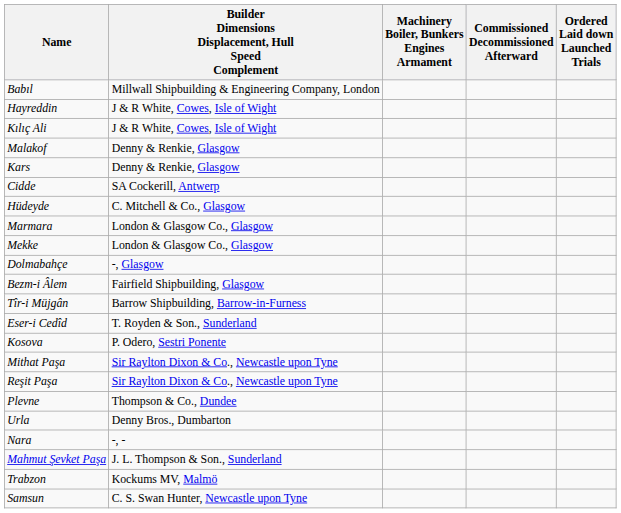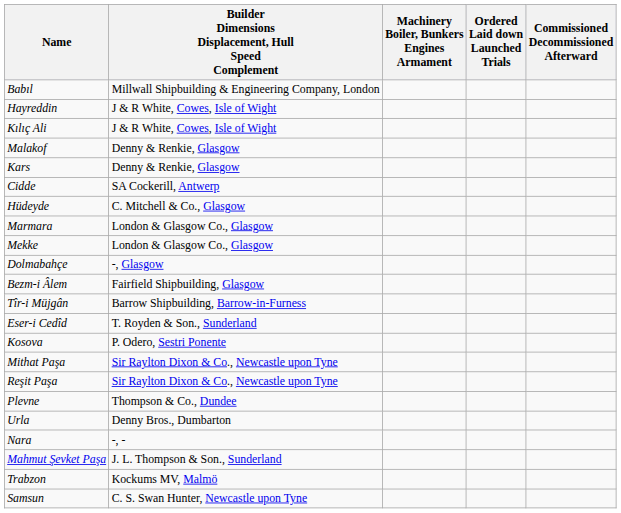columns swapped: (586, 42) <-> (511, 42)
